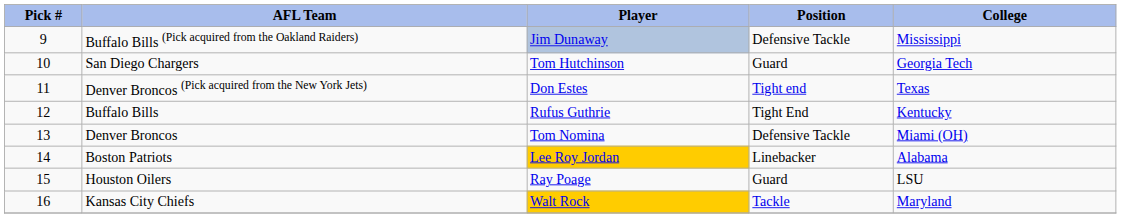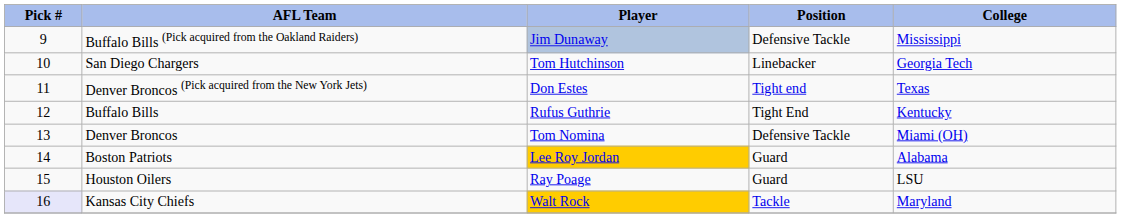(770, 64) Guard -> (784, 64) Linebacker
(784, 157) Linebacker -> (770, 157) Guard
(43, 201) no background -> (43, 201) lavender background
